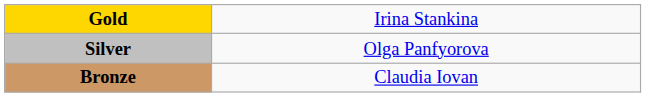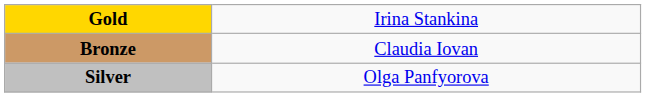rows swapped: (108, 48) <-> (108, 77)
